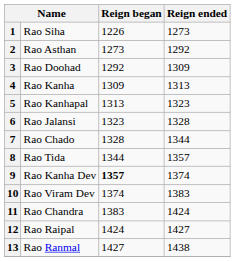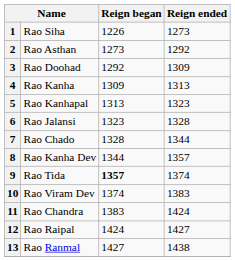(44, 157) Rao Tida -> (60, 157) Rao Kanha Dev
(60, 175) Rao Kanha Dev -> (44, 175) Rao Tida
